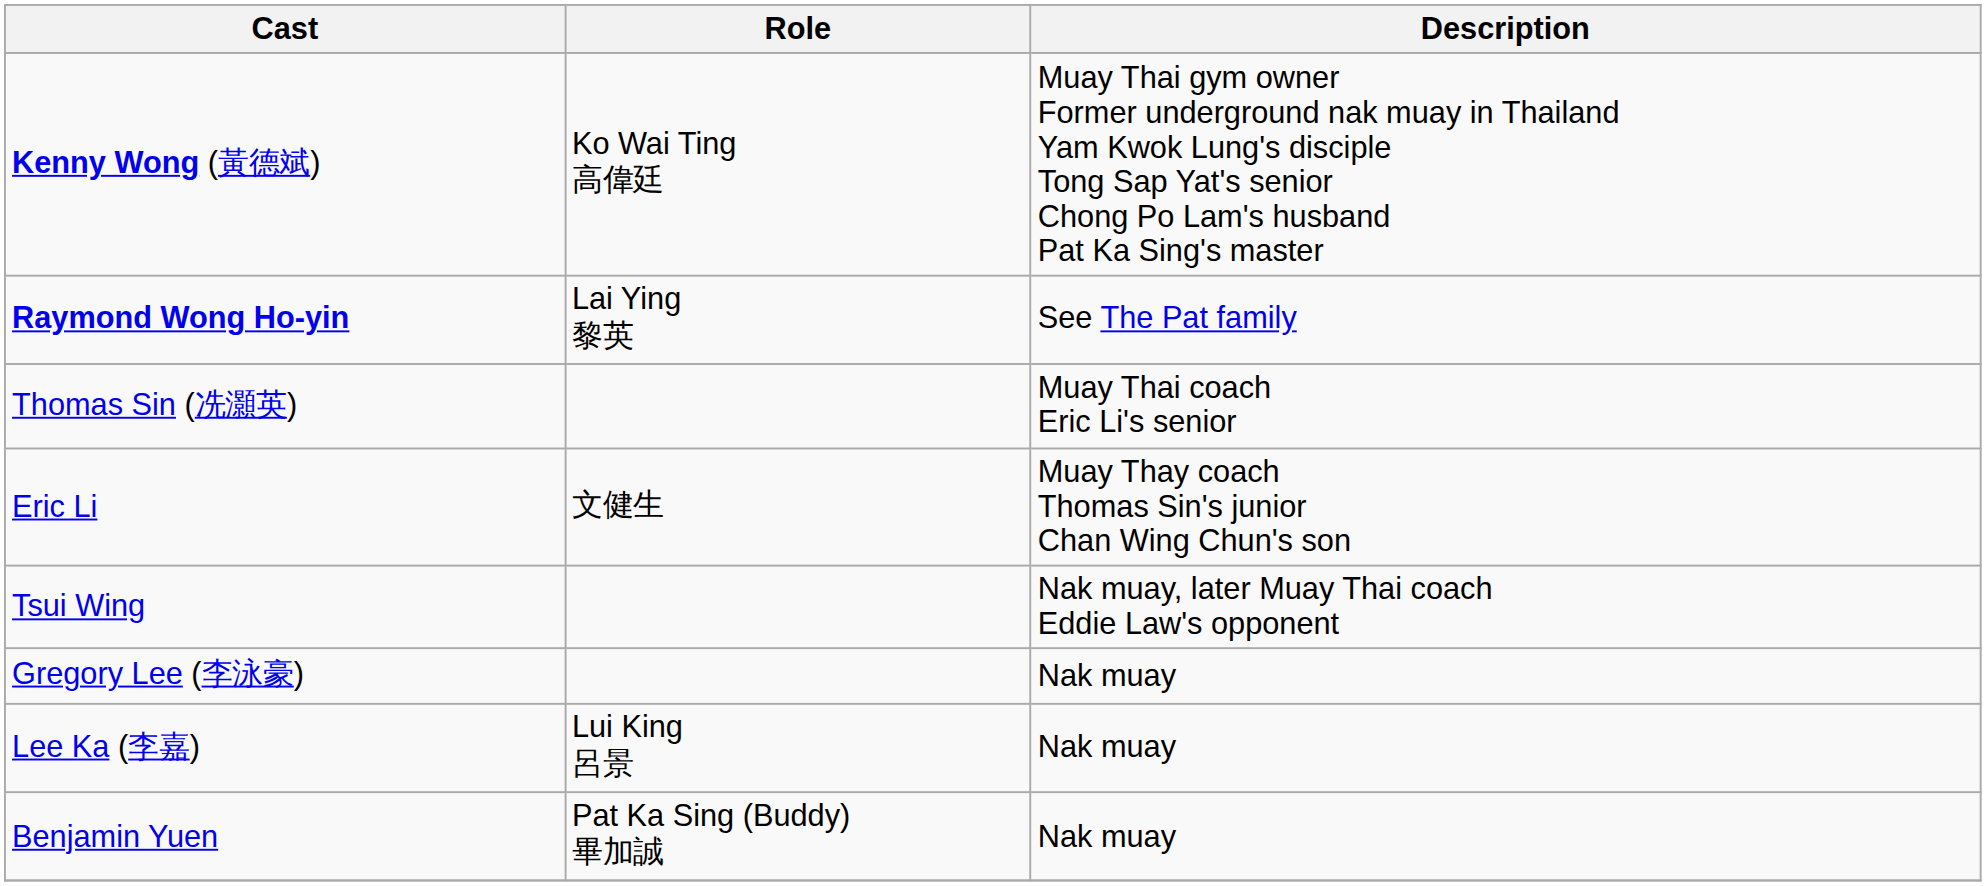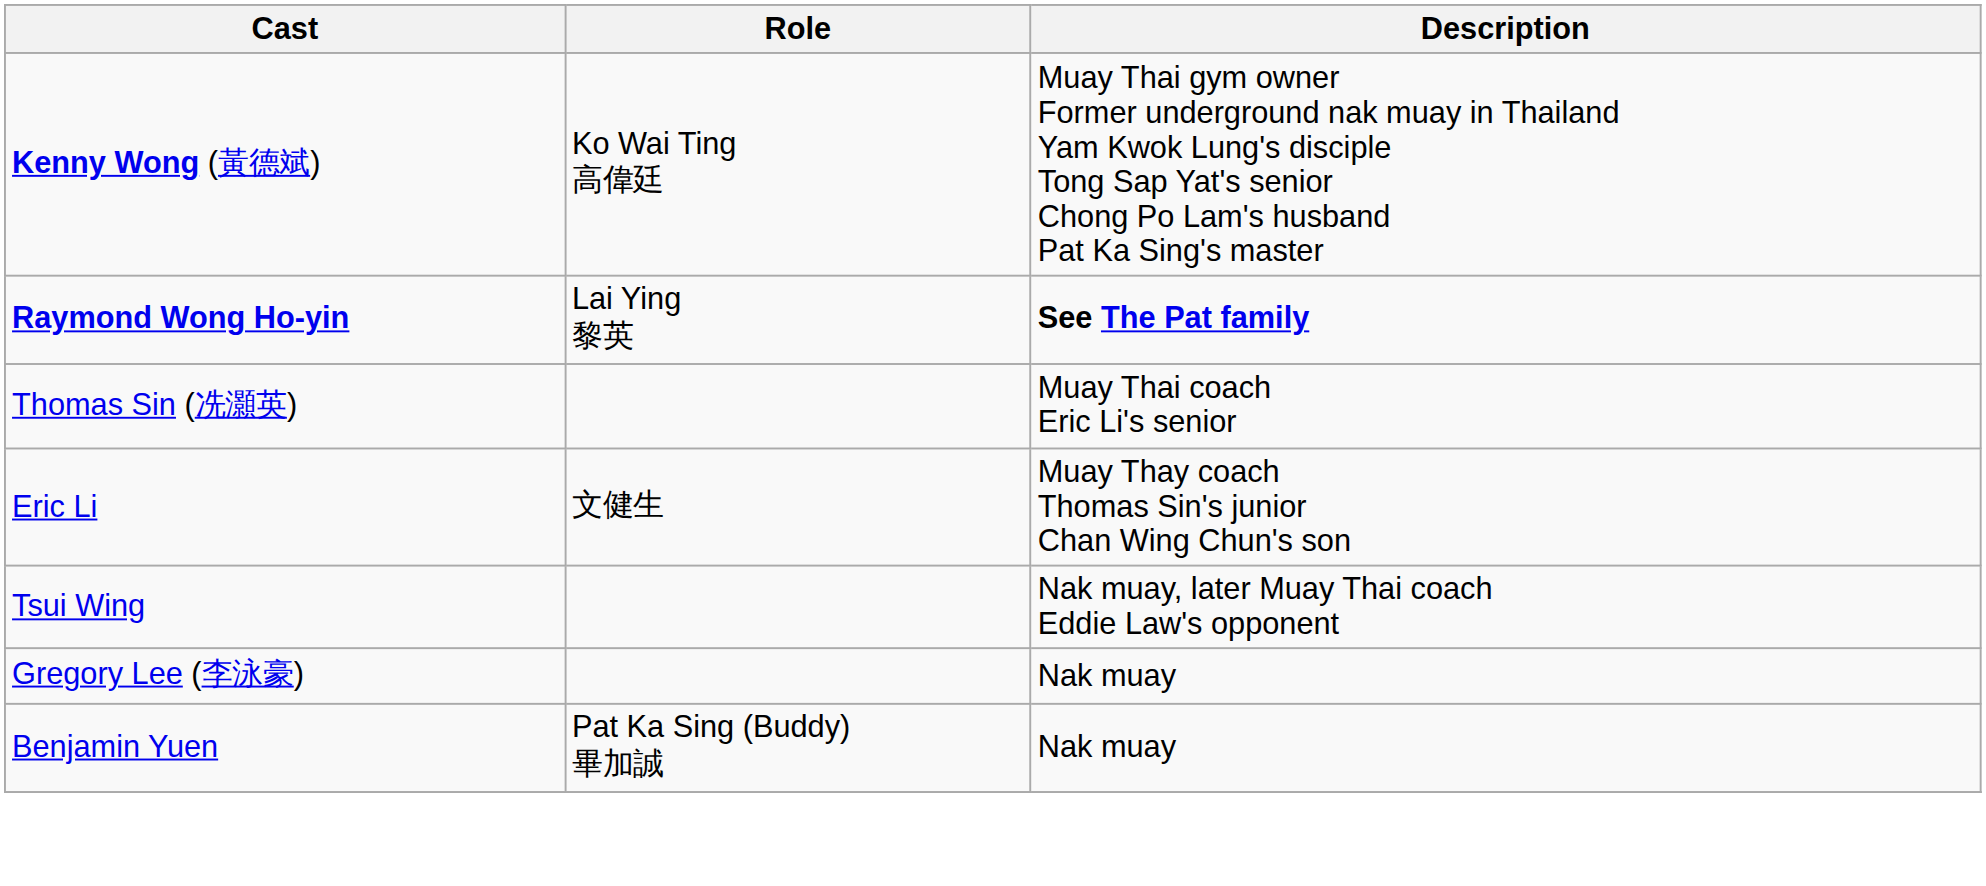(1167, 319) normal -> (1174, 319) bold
- row: (106, 746)
